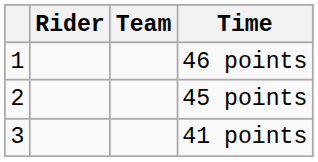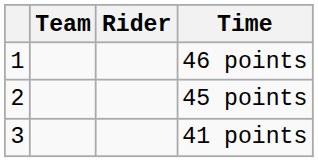columns swapped: (70, 24) <-> (144, 24)
